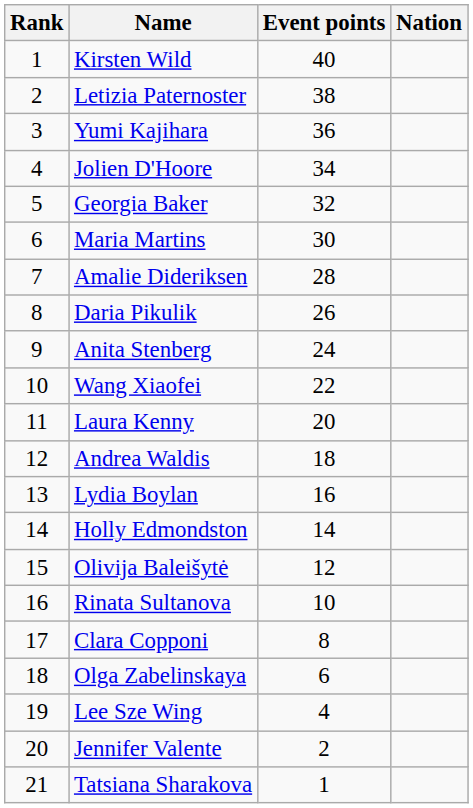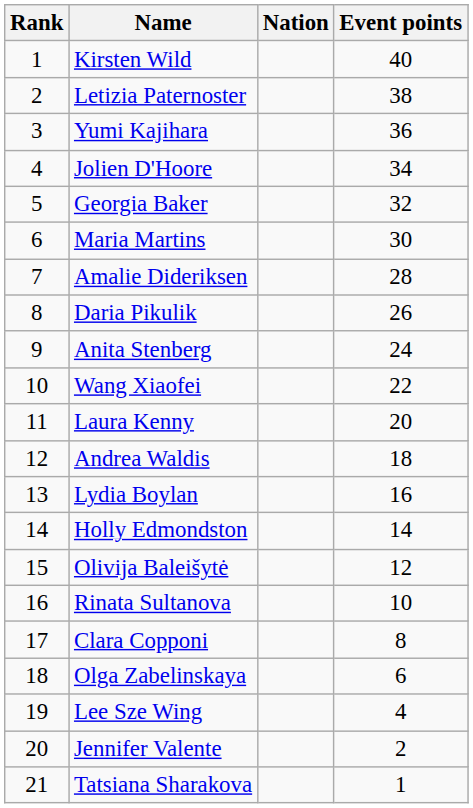columns swapped: (429, 22) <-> (324, 22)
